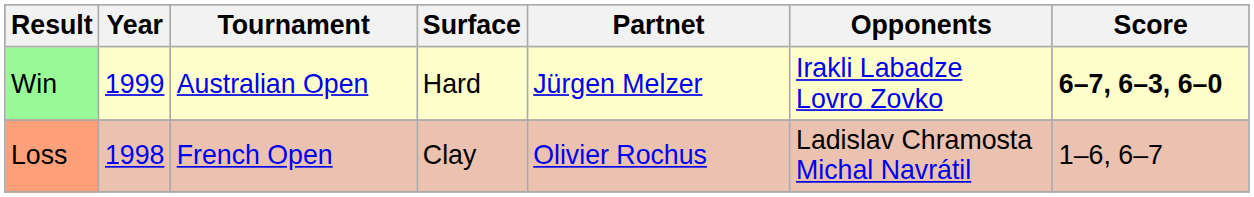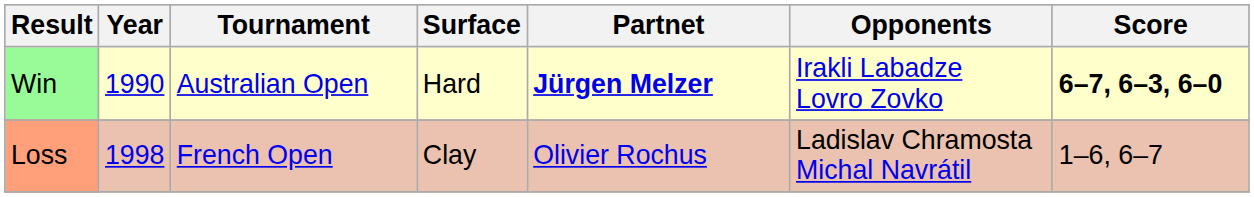(135, 83) 1999 -> (135, 83) 1990
(618, 83) normal -> (623, 83) bold
